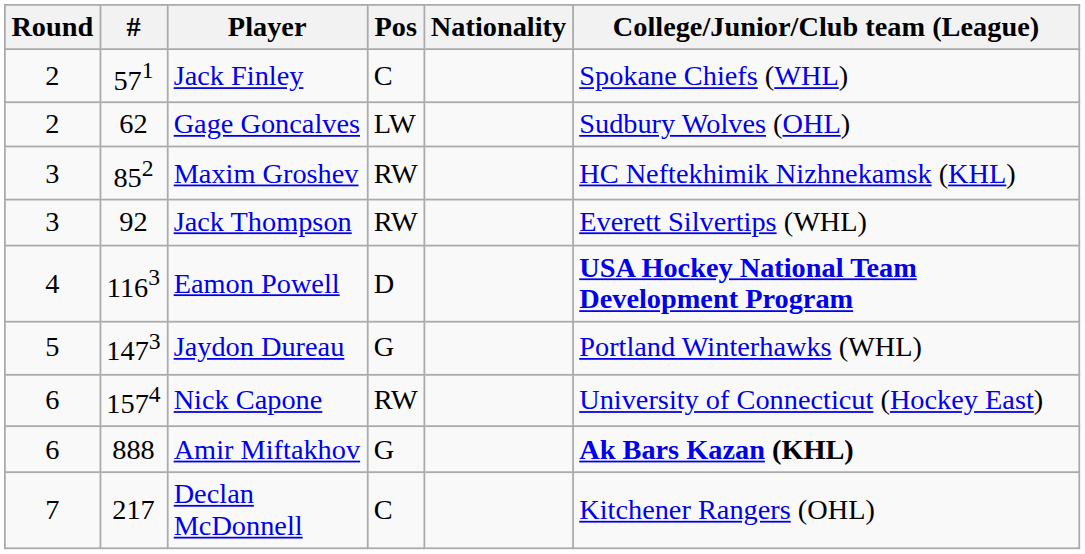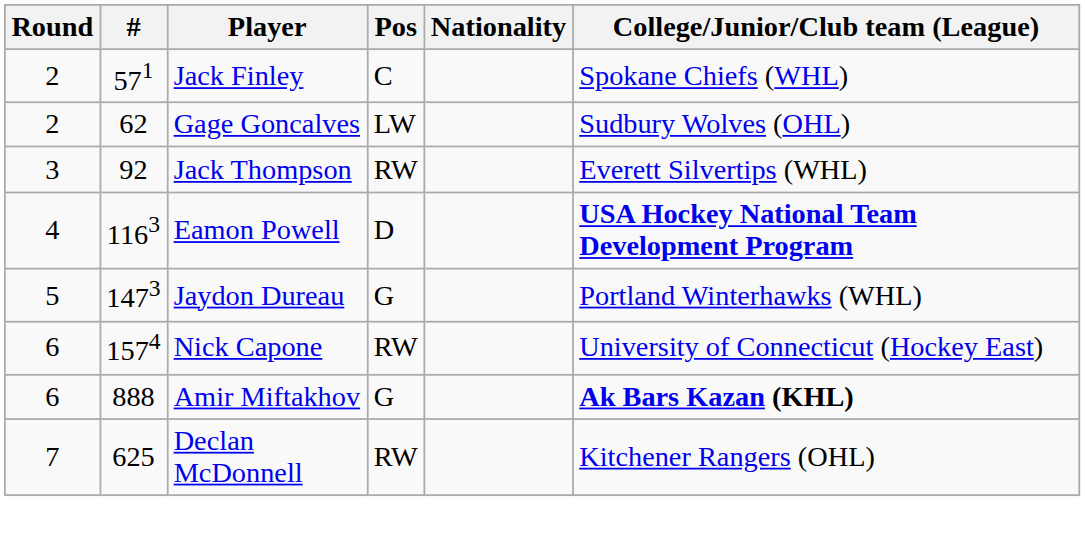- row: (266, 173)
(133, 509) 217 -> (133, 457) 625
(383, 509) C -> (396, 457) RW
